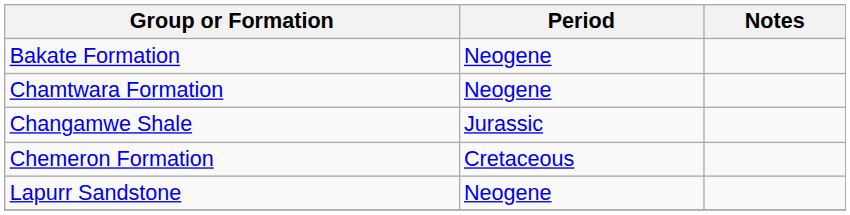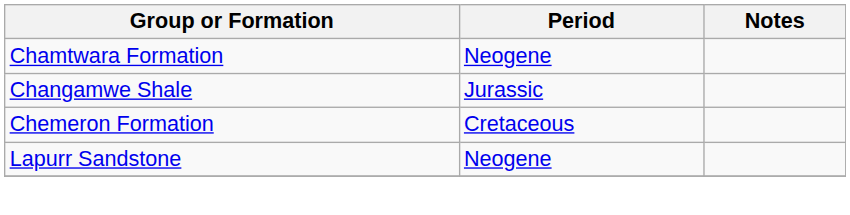- row: (95, 55)
